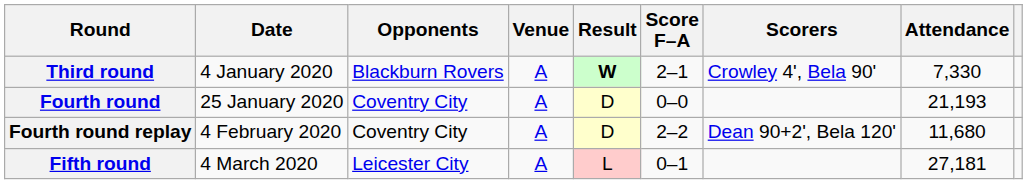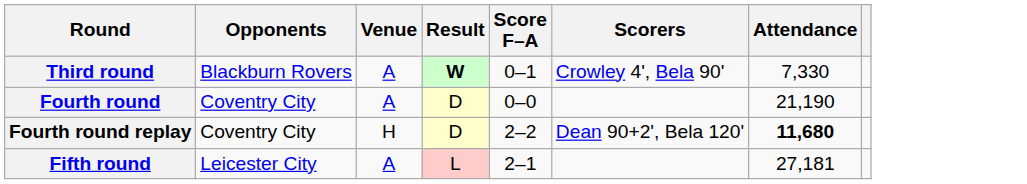- column: (272, 30)
(672, 71) 2–1 -> (520, 71) 0–1
(957, 102) 21,193 -> (805, 102) 21,190
(541, 132) A -> (389, 132) H
(957, 132) normal -> (805, 132) bold
(672, 163) 0–1 -> (520, 163) 2–1
